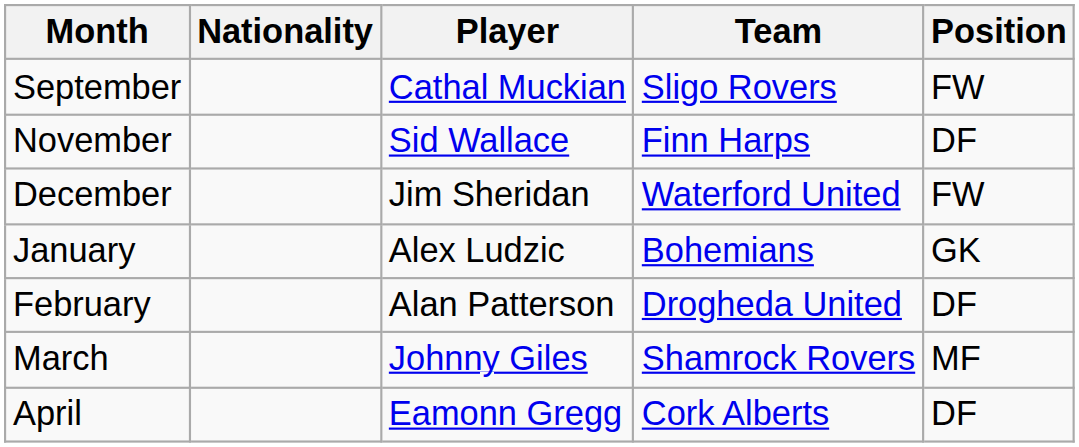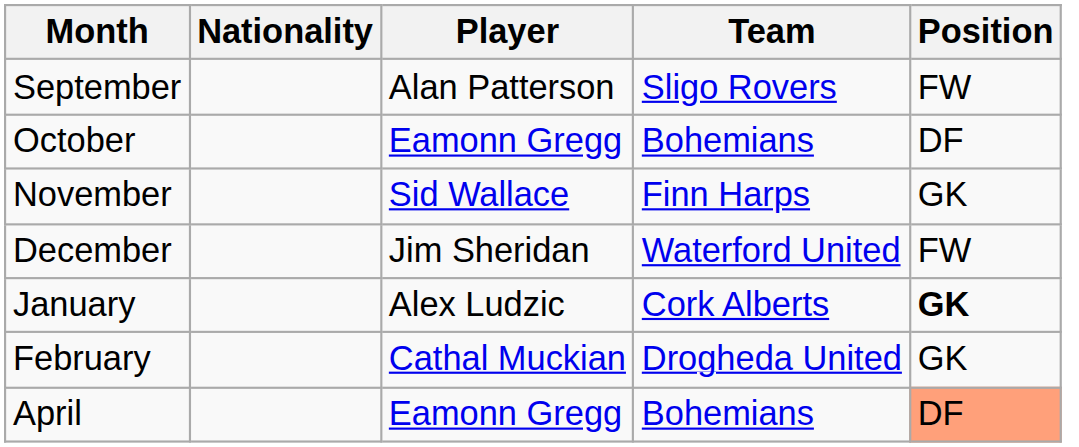(507, 86) Cathal Muckian -> (502, 86) Alan Patterson
+ row: (74, 140)
(954, 140) DF -> (943, 195) GK
(728, 250) Bohemians -> (735, 304) Cork Alberts
(956, 250) normal -> (944, 304) bold
(502, 304) Alan Patterson -> (507, 359) Cathal Muckian
(954, 304) DF -> (943, 359) GK
- row: (61, 359)
(735, 413) Cork Alberts -> (728, 413) Bohemians
(954, 413) no background -> (941, 413) lightsalmon background
